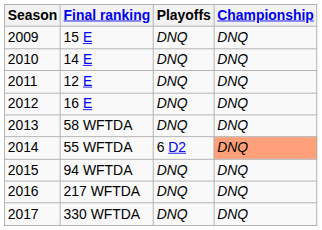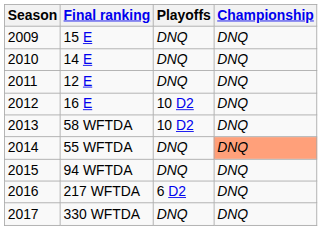(172, 103) DNQ -> (175, 103) 10 D2
(172, 125) DNQ -> (175, 125) 10 D2
(171, 147) 6 D2 -> (172, 147) DNQ
(172, 192) DNQ -> (171, 192) 6 D2
